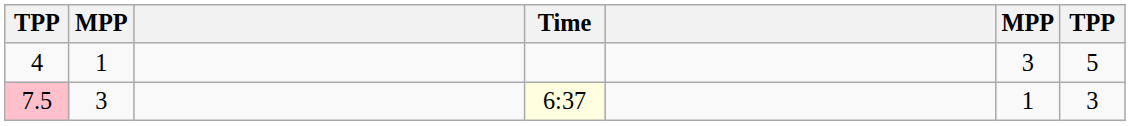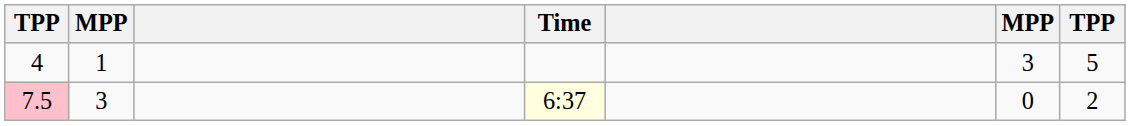(1028, 100) 1 -> (1028, 100) 0
(1092, 100) 3 -> (1092, 100) 2
